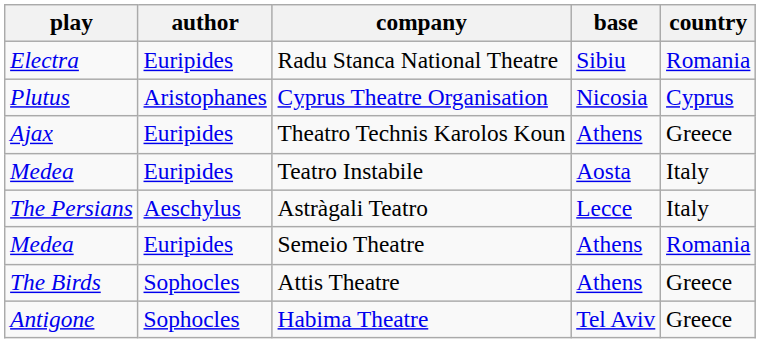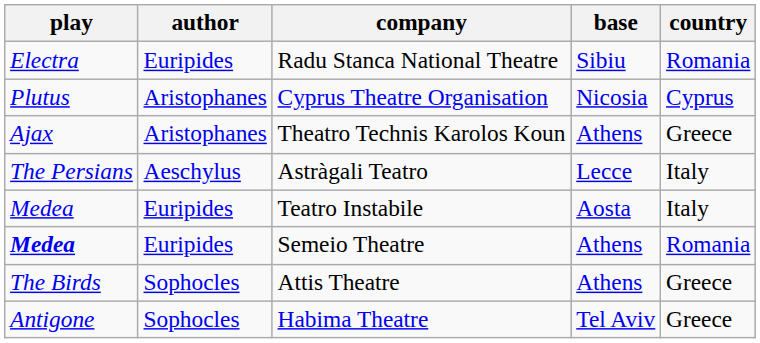(188, 134) Euripides -> (205, 134) Aristophanes
rows swapped: (350, 171) <-> (353, 208)
(42, 245) normal -> (43, 245) bold
